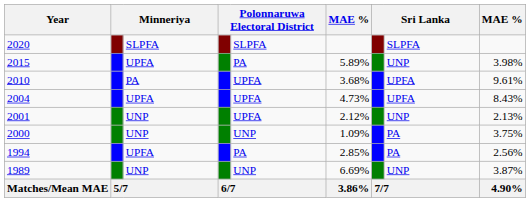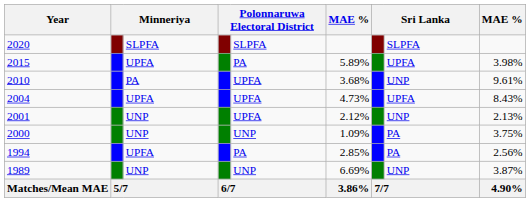(398, 62) UNP -> (401, 62) UPFA
(401, 80) UPFA -> (398, 80) UNP
